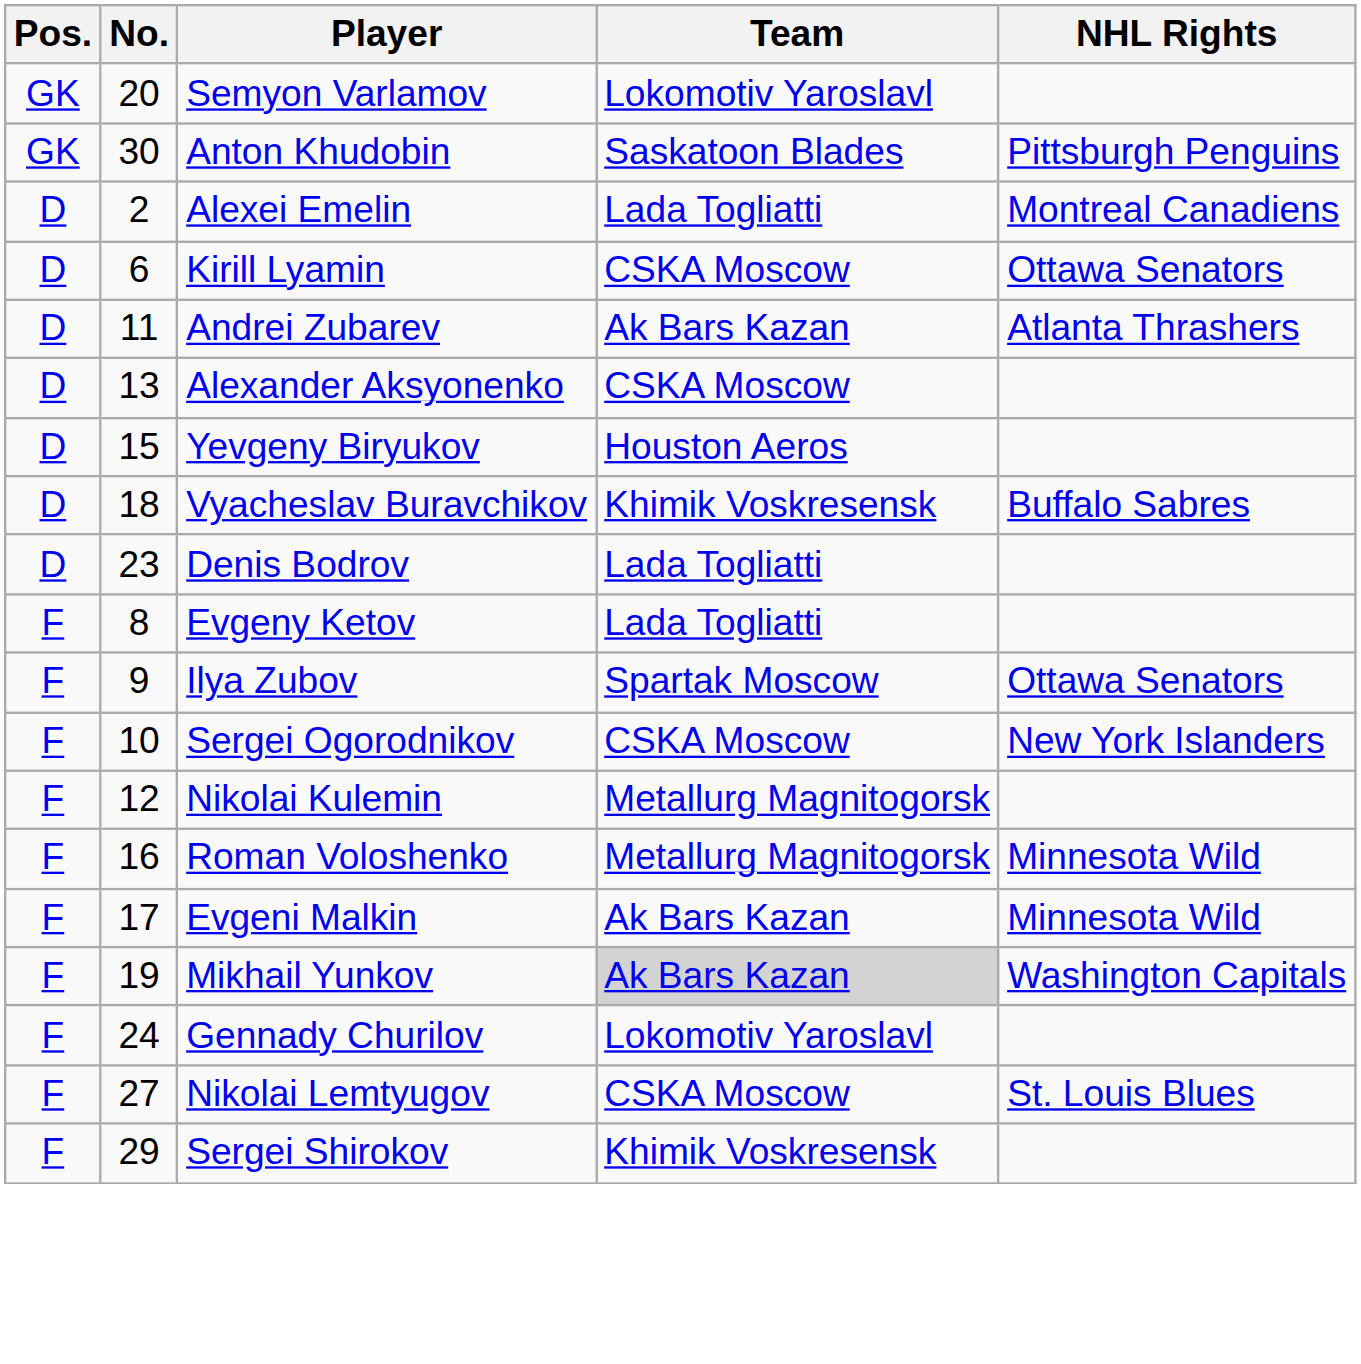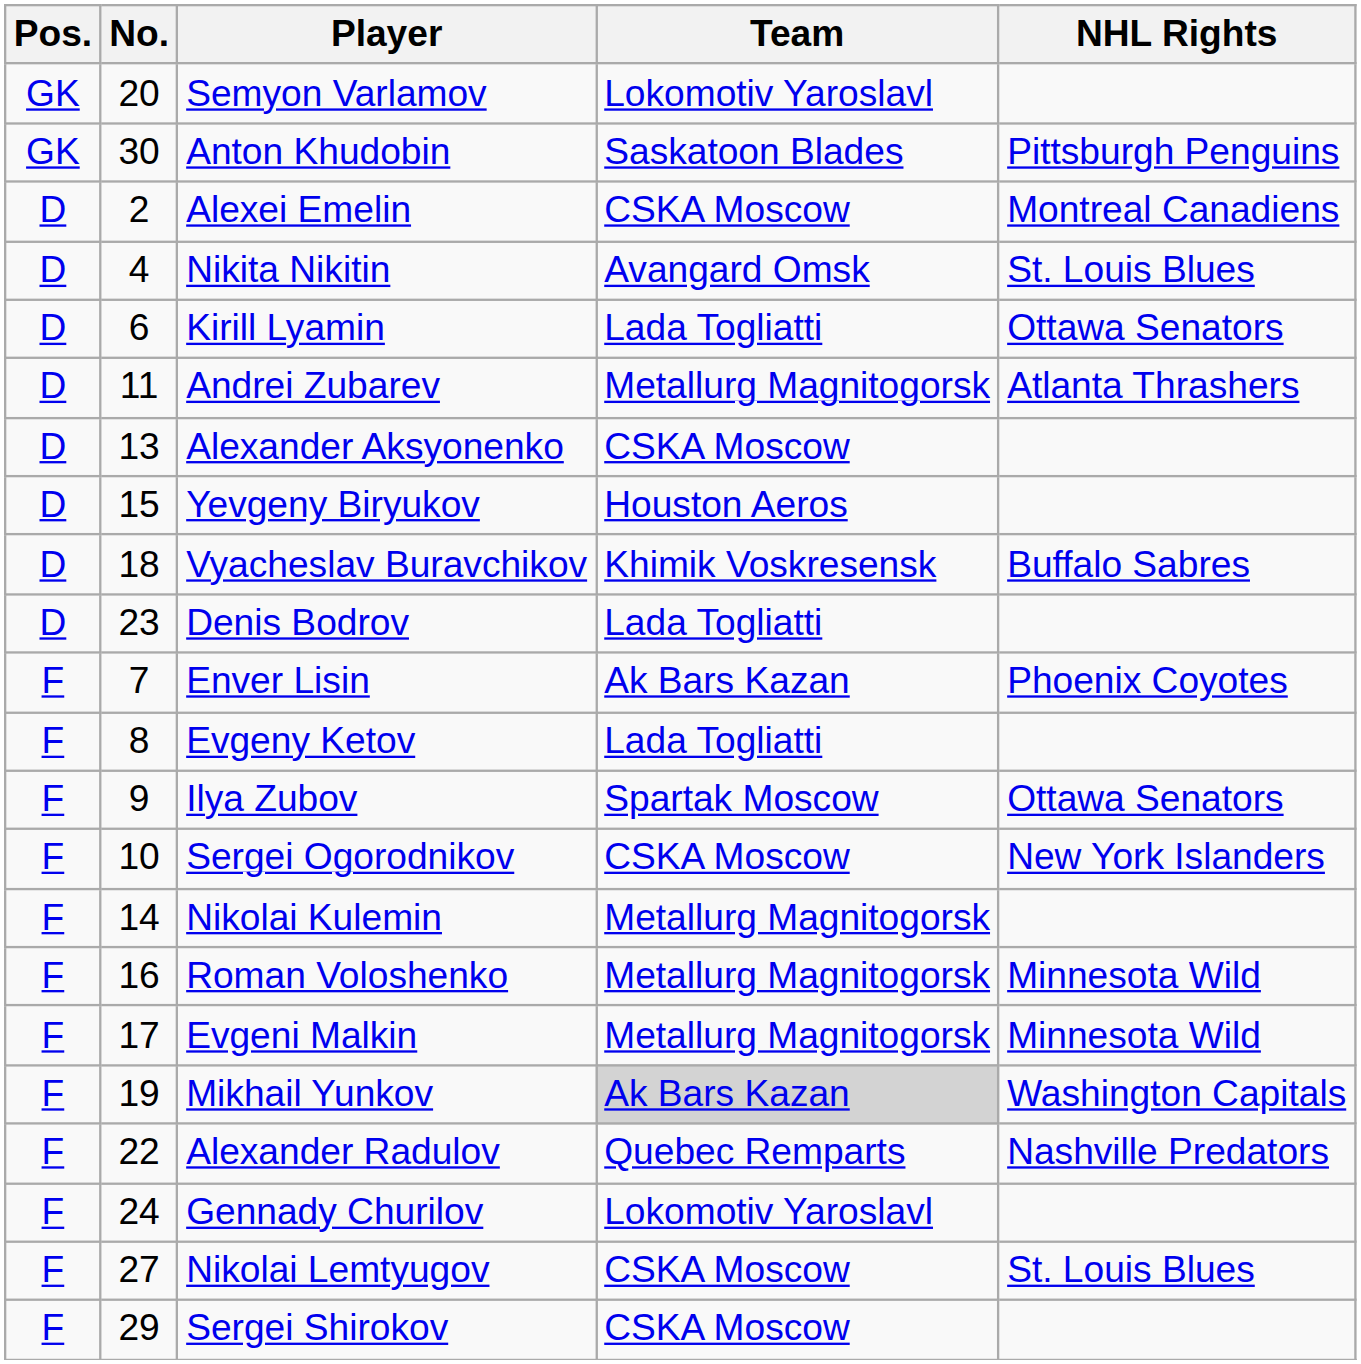(713, 210) Lada Togliatti -> (727, 210) CSKA Moscow
+ row: (288, 269)
(727, 269) CSKA Moscow -> (713, 328) Lada Togliatti
(727, 328) Ak Bars Kazan -> (797, 387) Metallurg Magnitogorsk
+ row: (278, 681)
(139, 799) 12 -> (139, 916) 14
(727, 916) Ak Bars Kazan -> (797, 1034) Metallurg Magnitogorsk
+ row: (343, 1152)
(770, 1152) Khimik Voskresensk -> (727, 1329) CSKA Moscow
